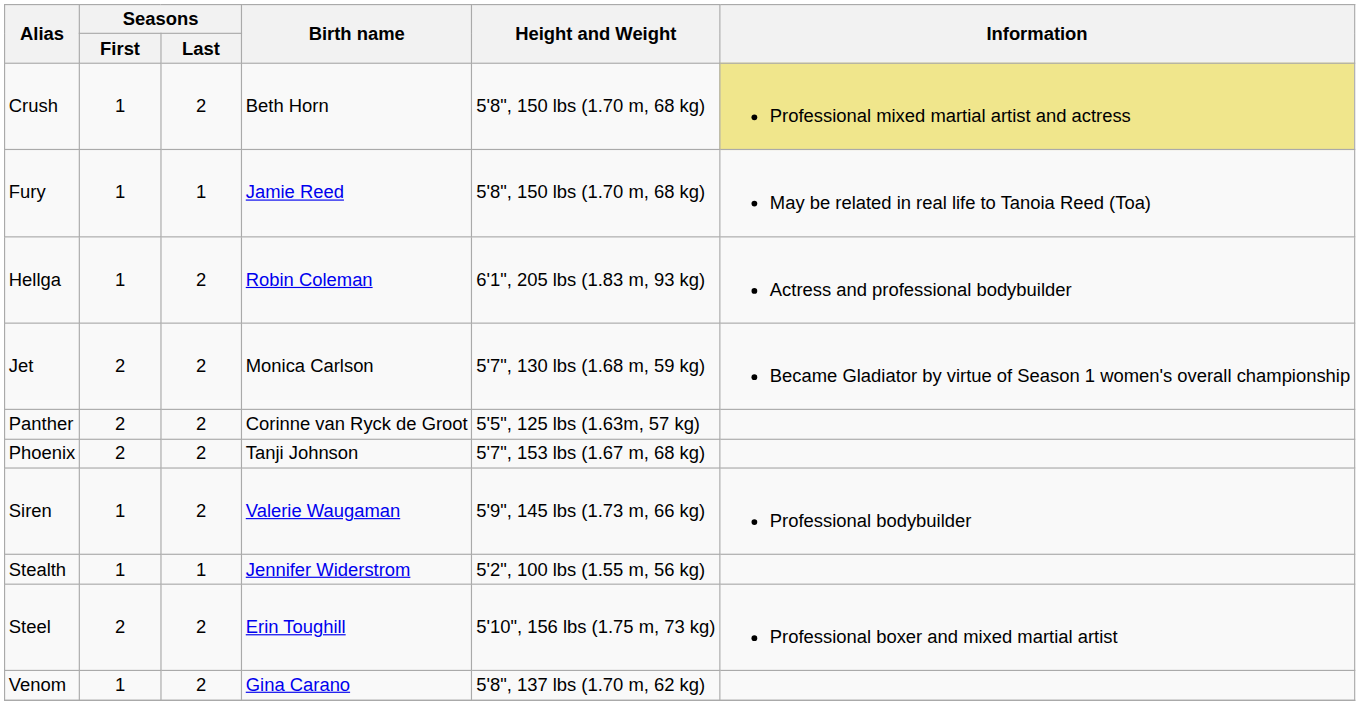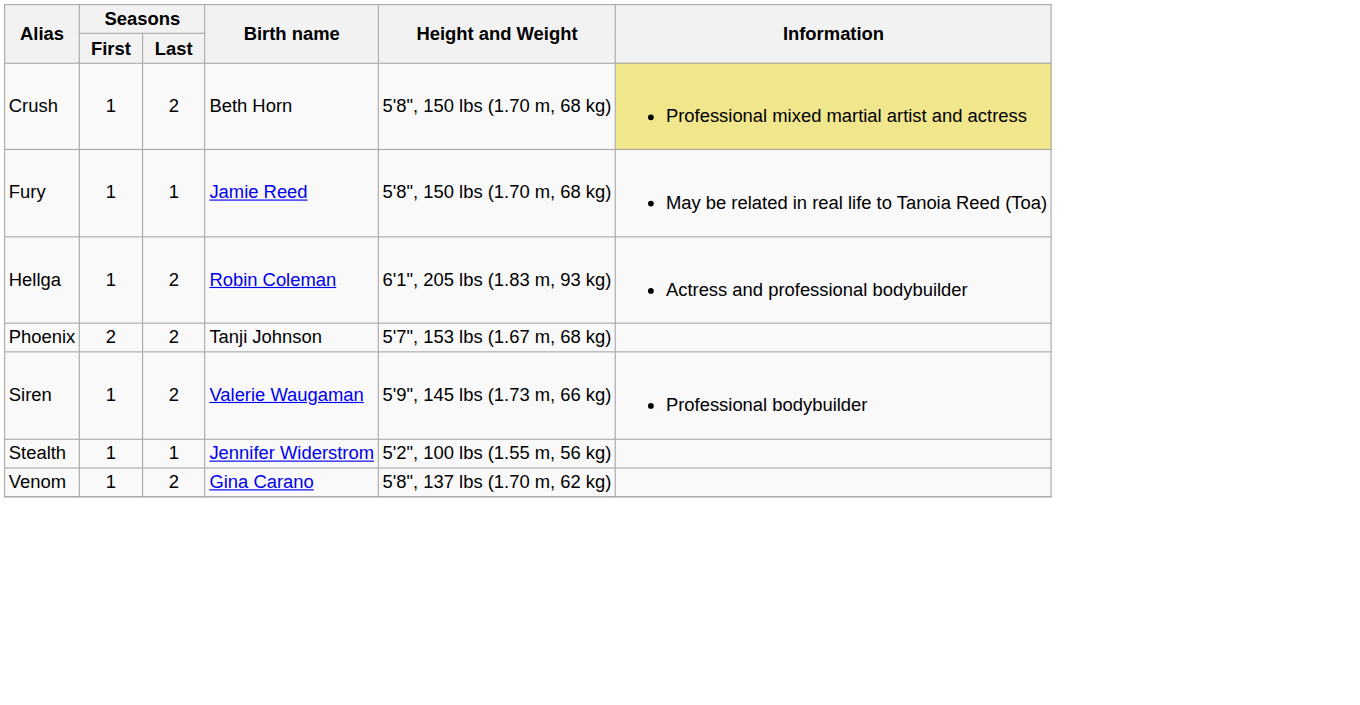- row: (21, 366)
- row: (41, 424)
- row: (30, 627)
